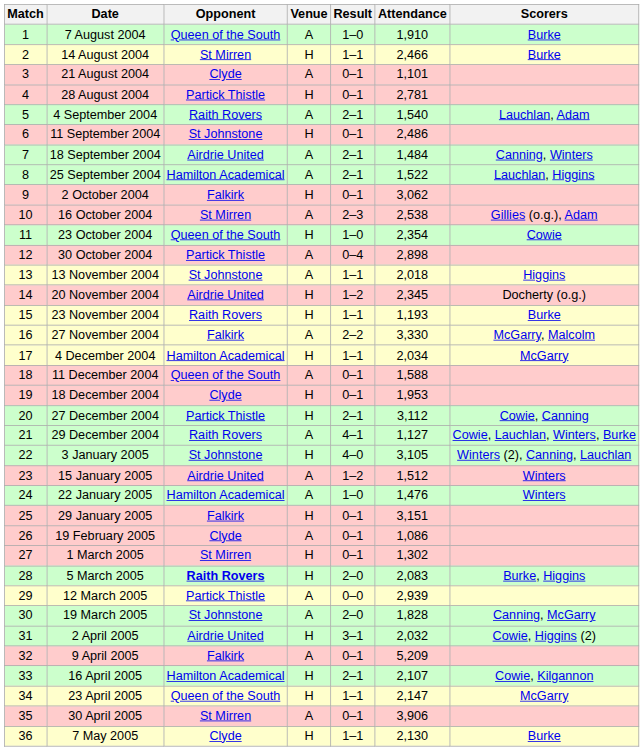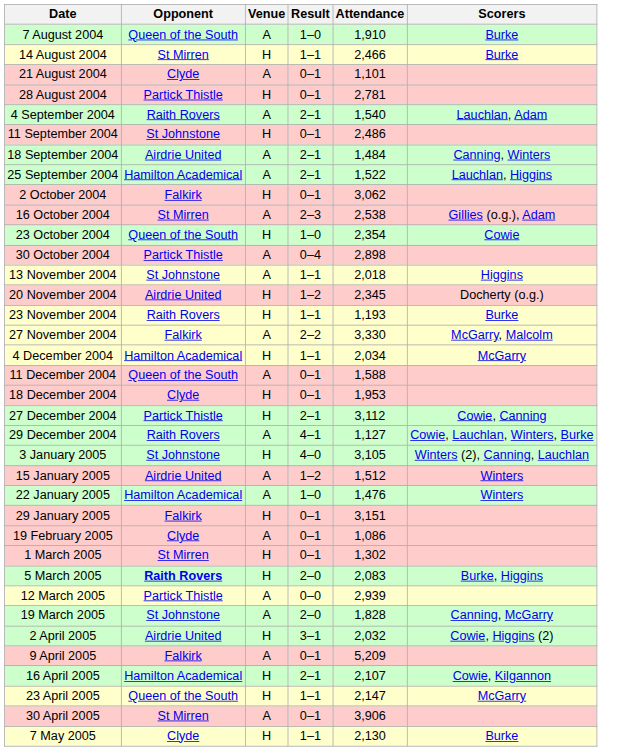- column: (26, 14)
